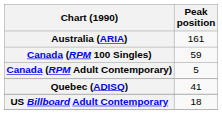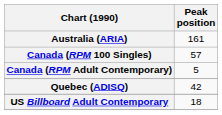(196, 54) 59 -> (196, 54) 57
(196, 86) 41 -> (196, 86) 42
